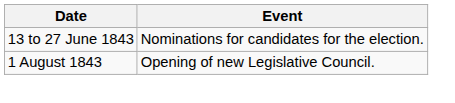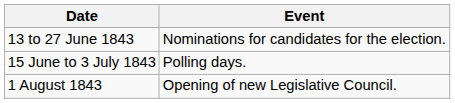+ row: (82, 62)
